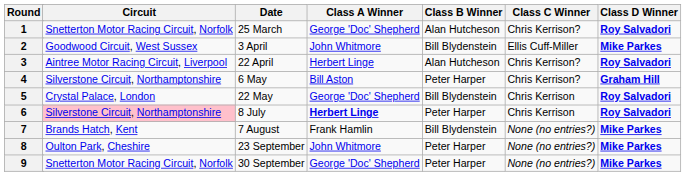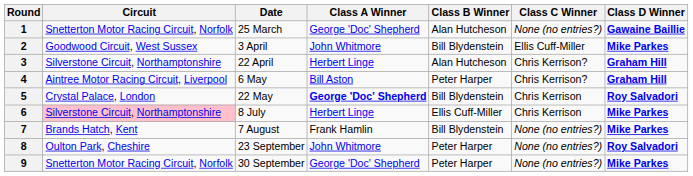(544, 29) Chris Kerrison? -> (558, 29) None (no entries?)
(636, 29) Roy Salvadori -> (646, 29) Gawaine Baillie
(136, 63) Aintree Motor Racing Circuit, Liverpool -> (133, 63) Silverstone Circuit, Northamptonshire
(636, 63) Roy Salvadori -> (637, 63) Graham Hill
(133, 79) Silverstone Circuit, Northamptonshire -> (136, 79) Aintree Motor Racing Circuit, Liverpool
(365, 96) normal -> (368, 96) bold
(344, 113) bold -> (342, 113) normal
(455, 113) Peter Harper -> (467, 113) Ellis Cuff-Miller
(636, 113) Roy Salvadori -> (638, 113) Mike Parkes
(631, 146) Mike Parkes -> (642, 146) Roy Salvadori
